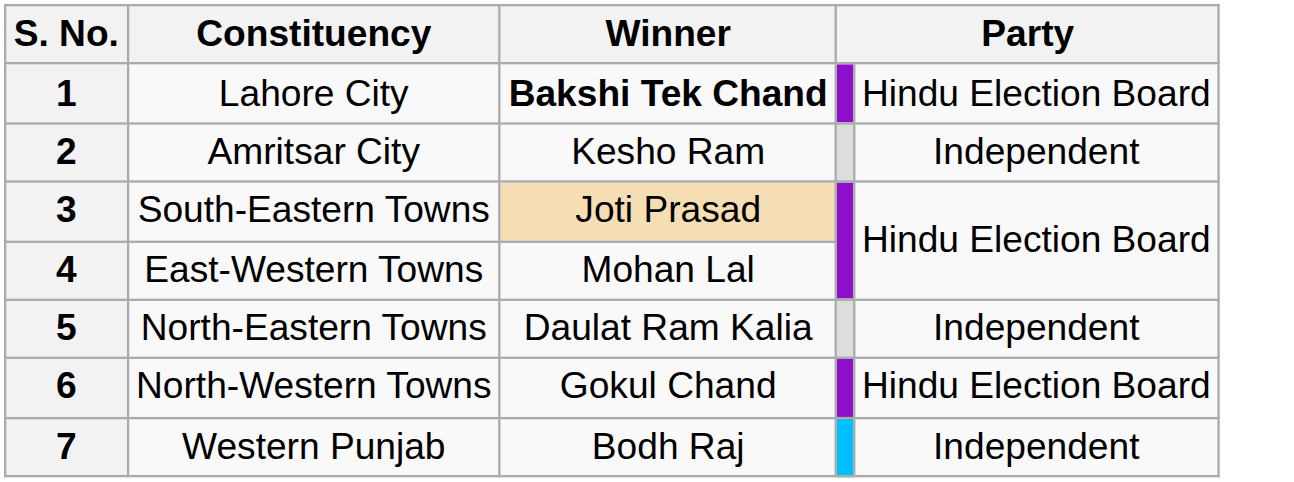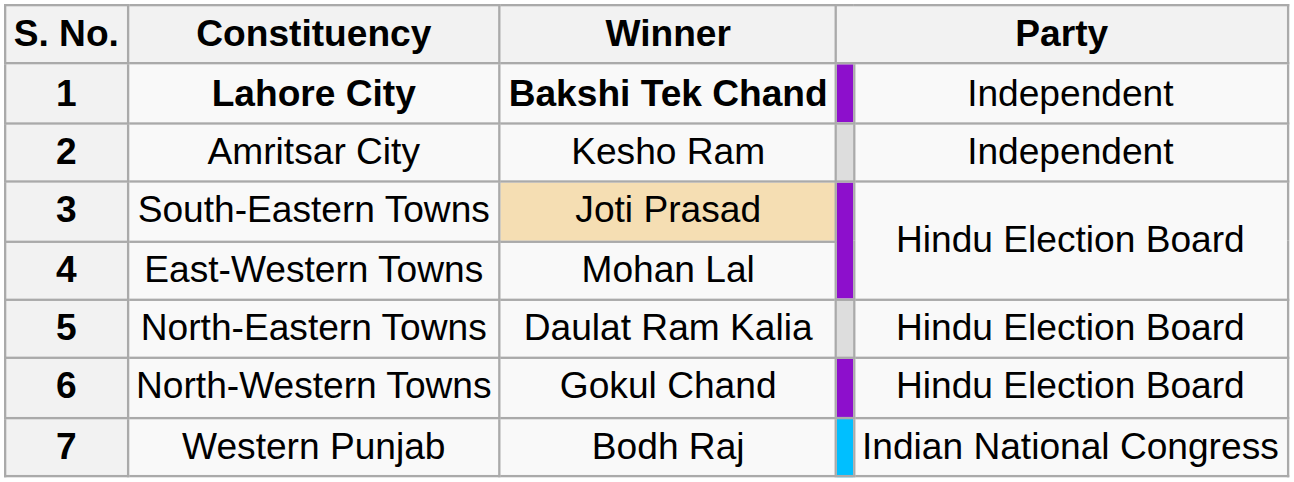(314, 92) normal -> (314, 92) bold
(1036, 92) Hindu Election Board -> (1070, 92) Independent
(1036, 328) Independent -> (1070, 328) Hindu Election Board
(1036, 446) Independent -> (1070, 446) Indian National Congress
